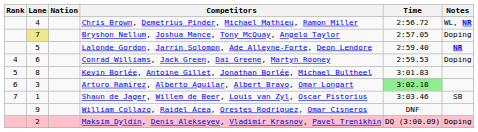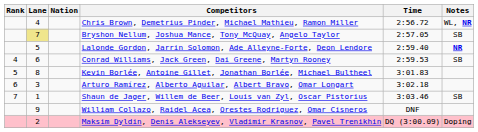(458, 36) Doping -> (458, 36) SB
(458, 60) Doping -> (458, 60) SB
(413, 85) lightgreen background -> (413, 85) no background
